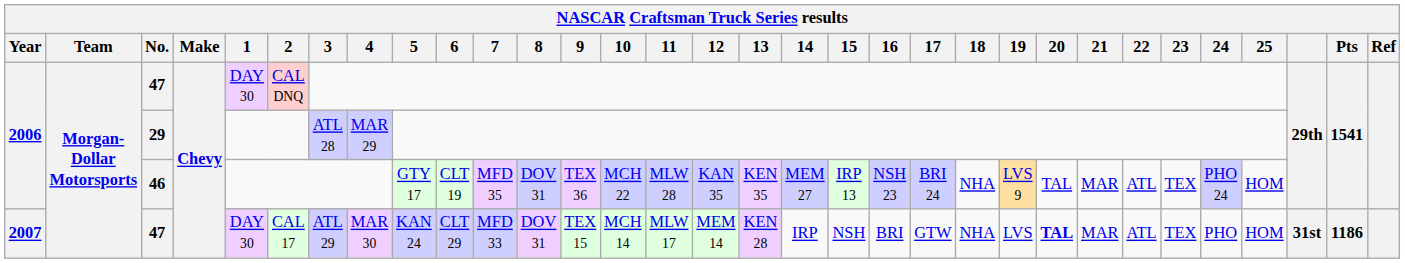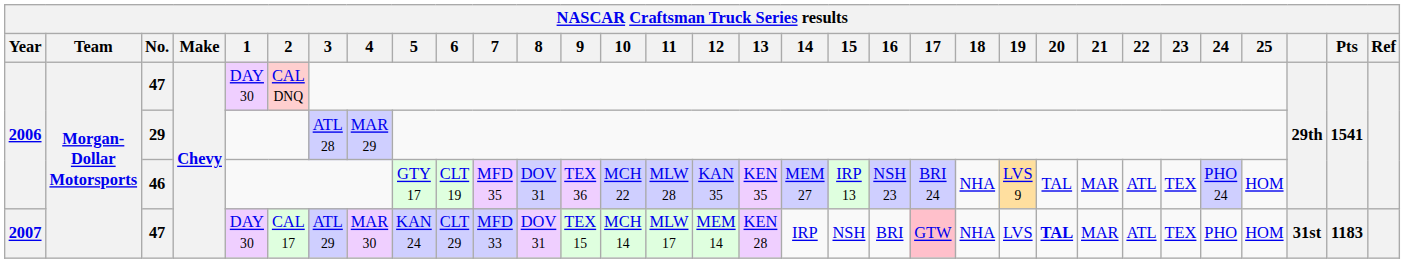(933, 233) no background -> (933, 233) pink background
(1347, 233) 1186 -> (1347, 233) 1183
